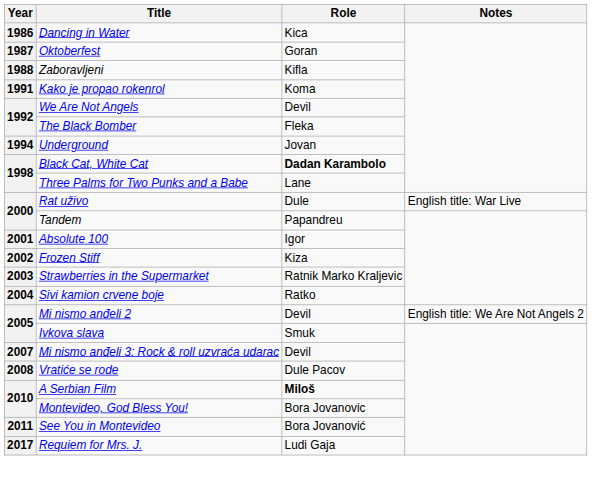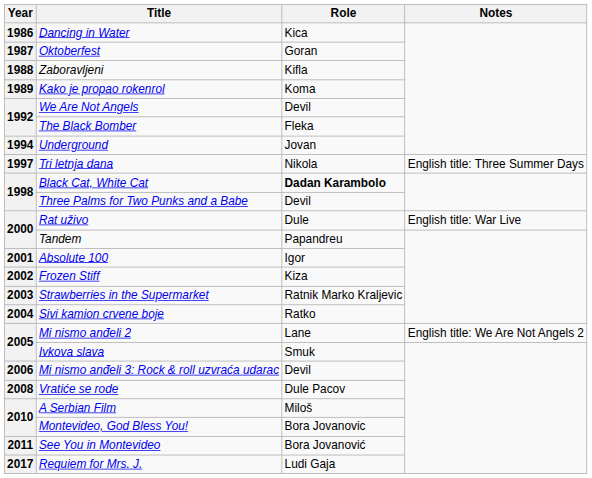(20, 88) 1991 -> (20, 88) 1989
+ row: (76, 164)
(298, 182) Lane -> (298, 201) Devil
(298, 314) Devil -> (298, 333) Lane
(20, 351) 2007 -> (20, 370) 2006
(300, 389) bold -> (298, 408) normal
